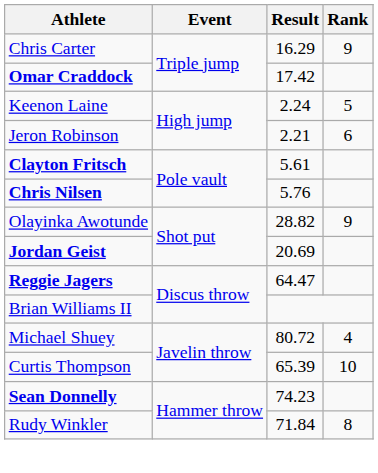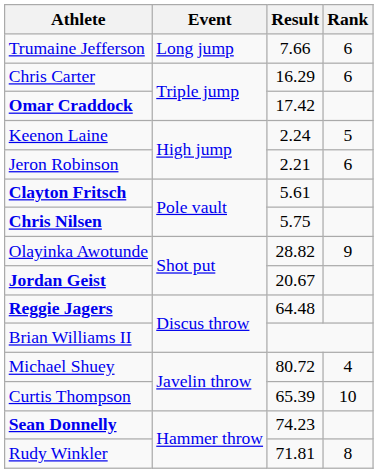+ row: (77, 48)
(348, 48) 9 -> (348, 77) 6
(295, 193) 5.76 -> (295, 222) 5.75
(295, 251) 20.69 -> (295, 280) 20.67
(295, 280) 64.47 -> (295, 309) 64.48
(295, 425) 71.84 -> (295, 454) 71.81
